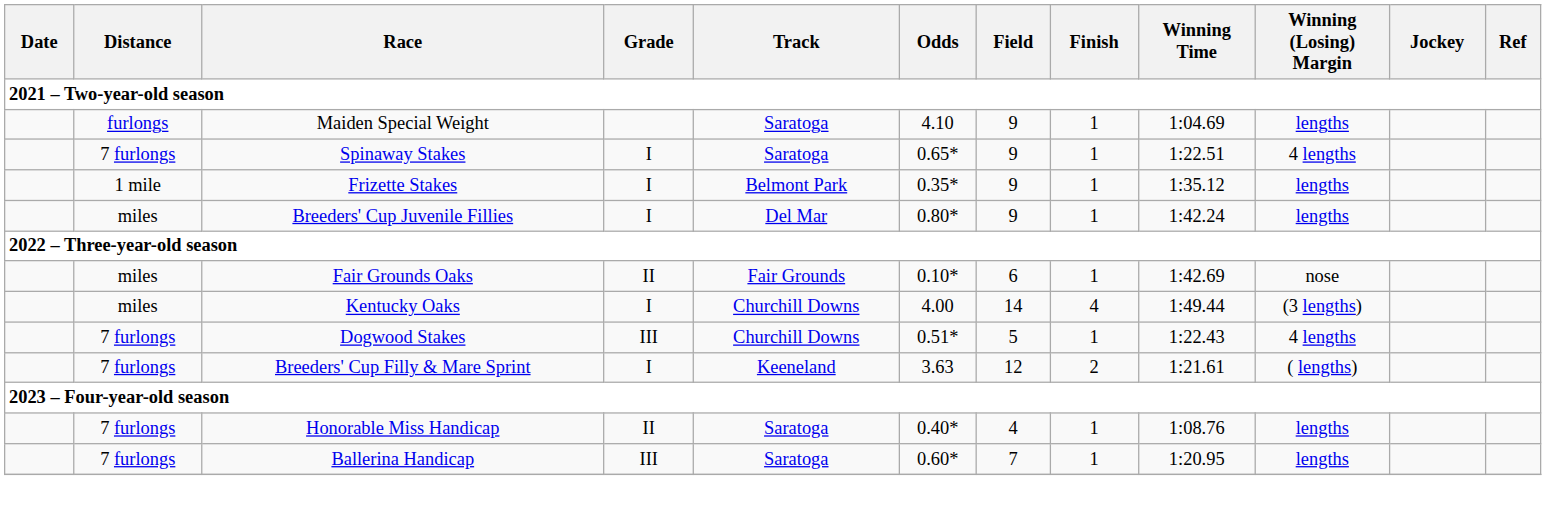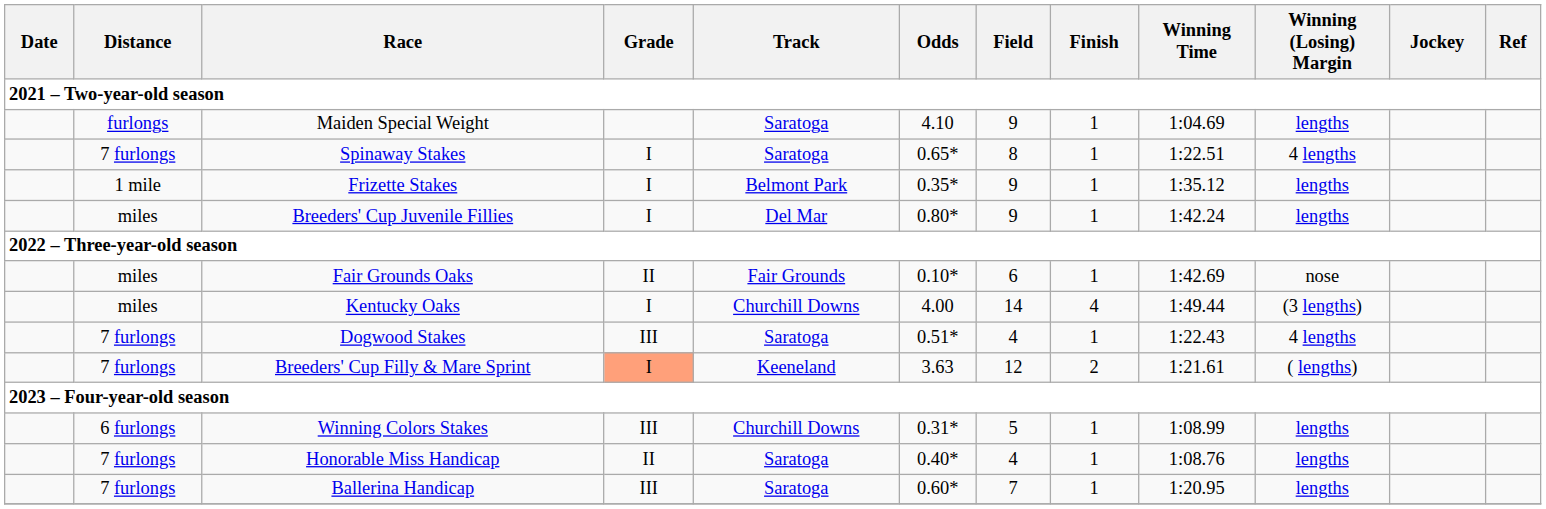(1013, 154) 9 -> (1013, 154) 8
(796, 337) Churchill Downs -> (796, 337) Saratoga
(1013, 337) 5 -> (1013, 337) 4
(649, 367) no background -> (649, 367) lightsalmon background
+ row: (403, 428)
